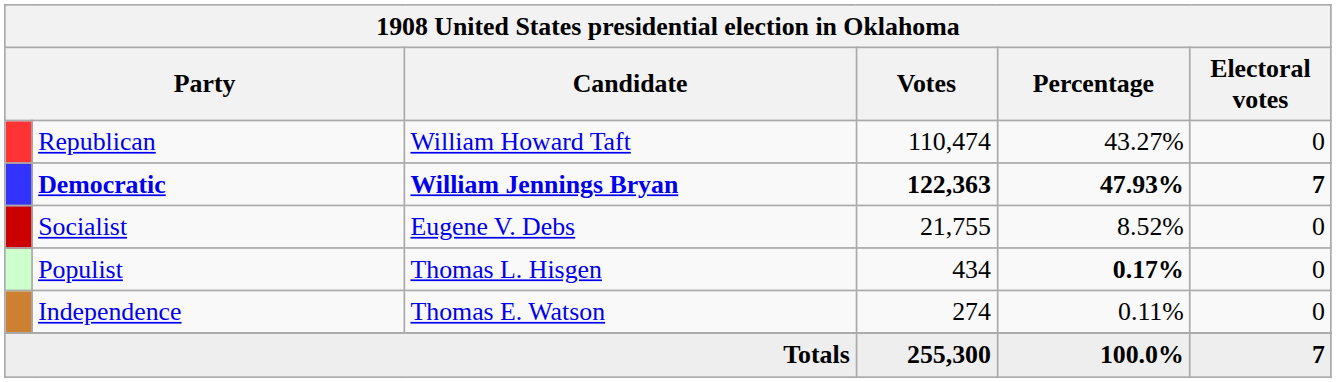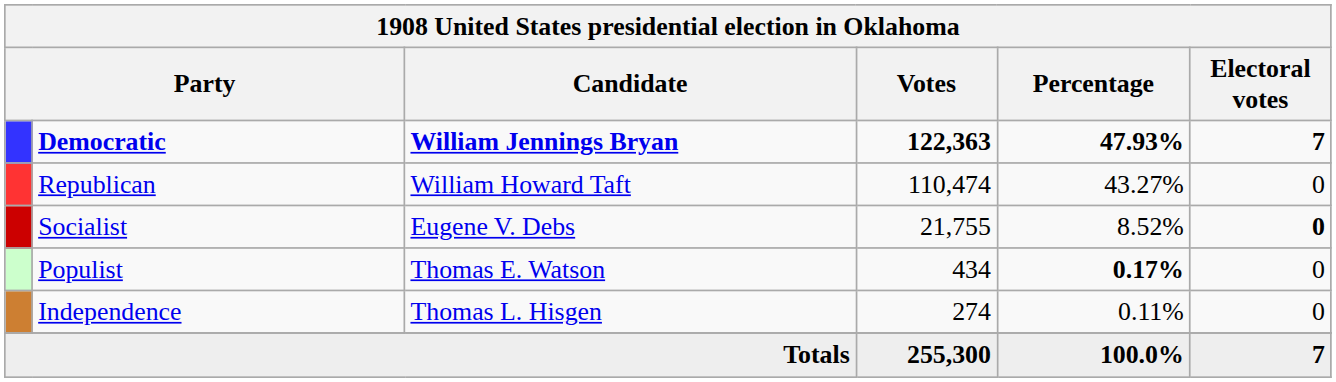rows swapped: (102, 184) <-> (97, 141)
(1319, 227) normal -> (1319, 227) bold
(506, 269) Thomas L. Hisgen -> (508, 269) Thomas E. Watson
(508, 312) Thomas E. Watson -> (506, 312) Thomas L. Hisgen
